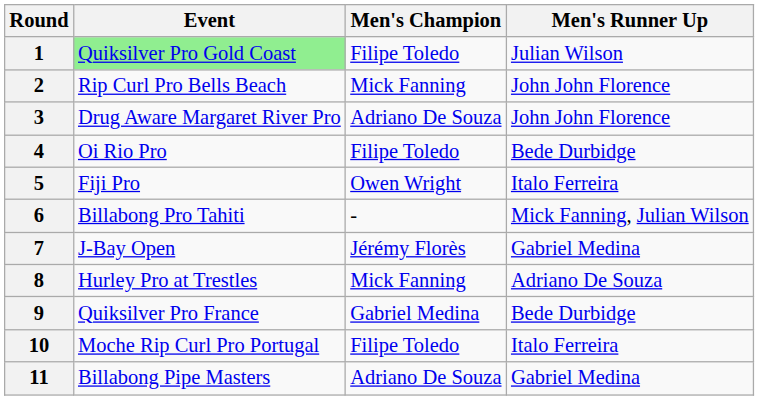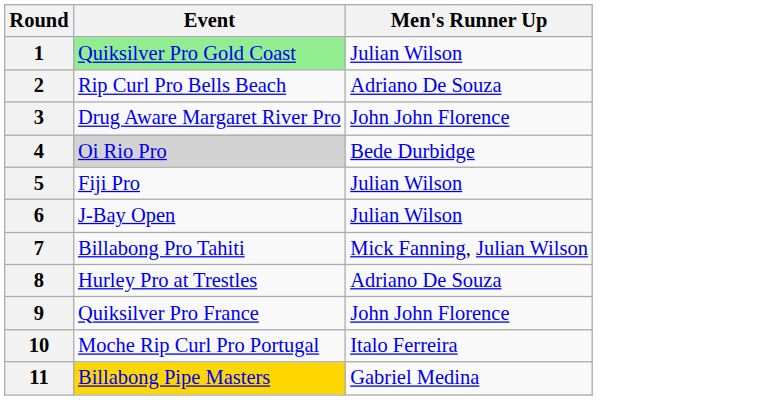- column: (426, 20)
(591, 85) John John Florence -> (426, 85) Adriano De Souza
(122, 150) no background -> (122, 150) lightgrey background
(565, 183) Italo Ferreira -> (406, 183) Julian Wilson
(161, 215) Billabong Pro Tahiti -> (127, 215) J-Bay Open
(630, 215) Mick Fanning, Julian Wilson -> (406, 215) Julian Wilson
(127, 248) J-Bay Open -> (161, 248) Billabong Pro Tahiti
(575, 248) Gabriel Medina -> (469, 248) Mick Fanning, Julian Wilson
(573, 313) Bede Durbidge -> (430, 313) John John Florence
(174, 378) no background -> (174, 378) gold background
